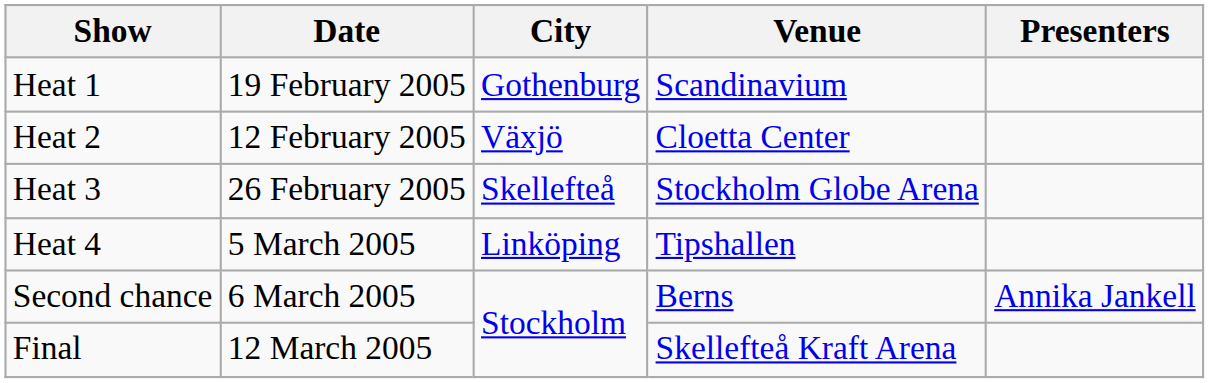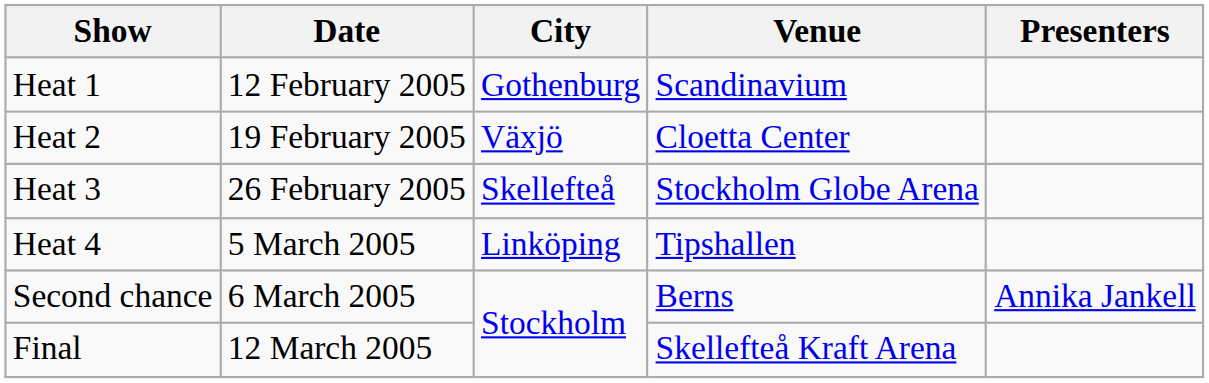(347, 84) 19 February 2005 -> (347, 84) 12 February 2005
(347, 137) 12 February 2005 -> (347, 137) 19 February 2005
